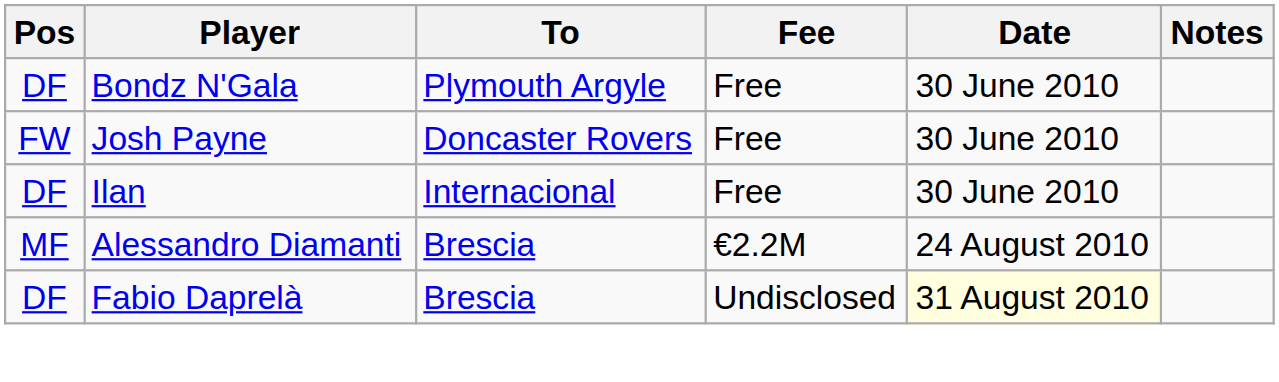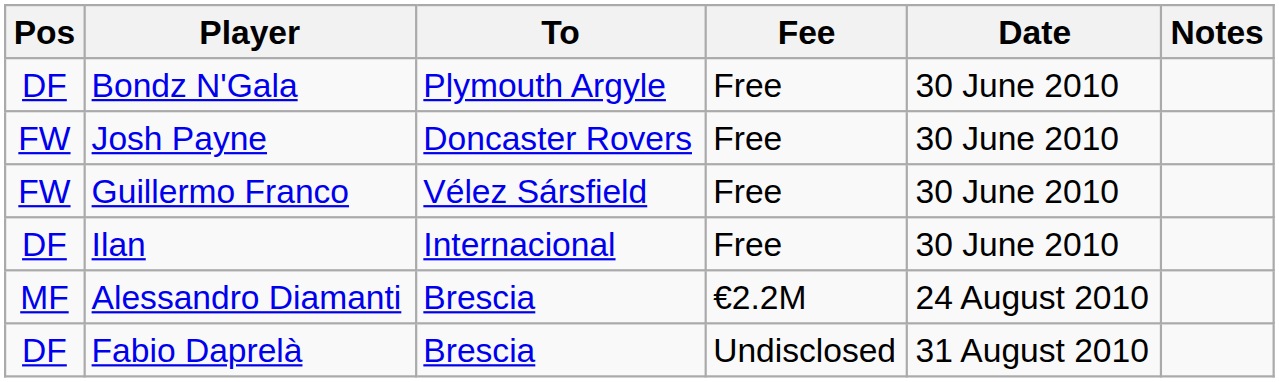+ row: (220, 191)
(1032, 298) lightyellow background -> (1032, 351) no background
